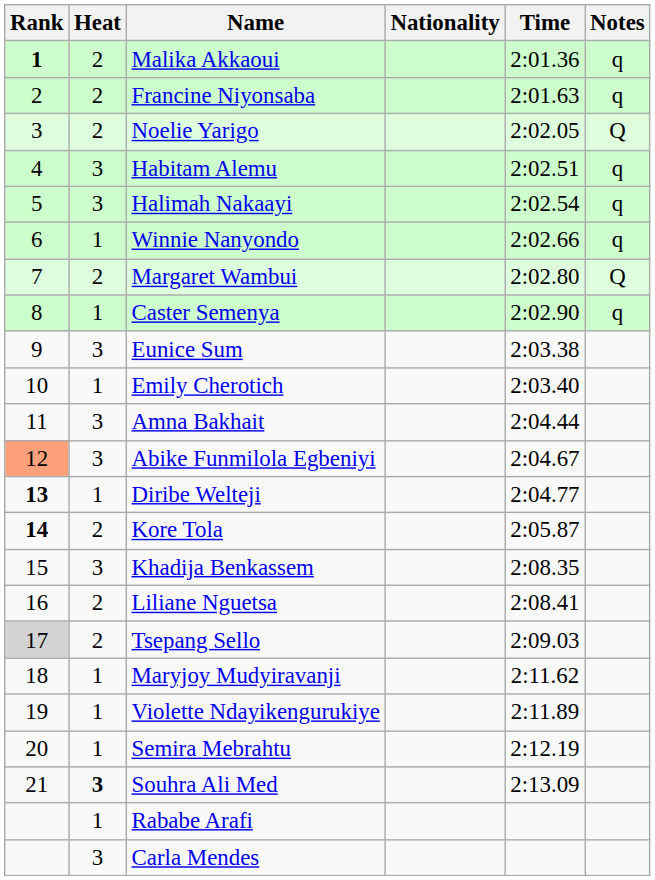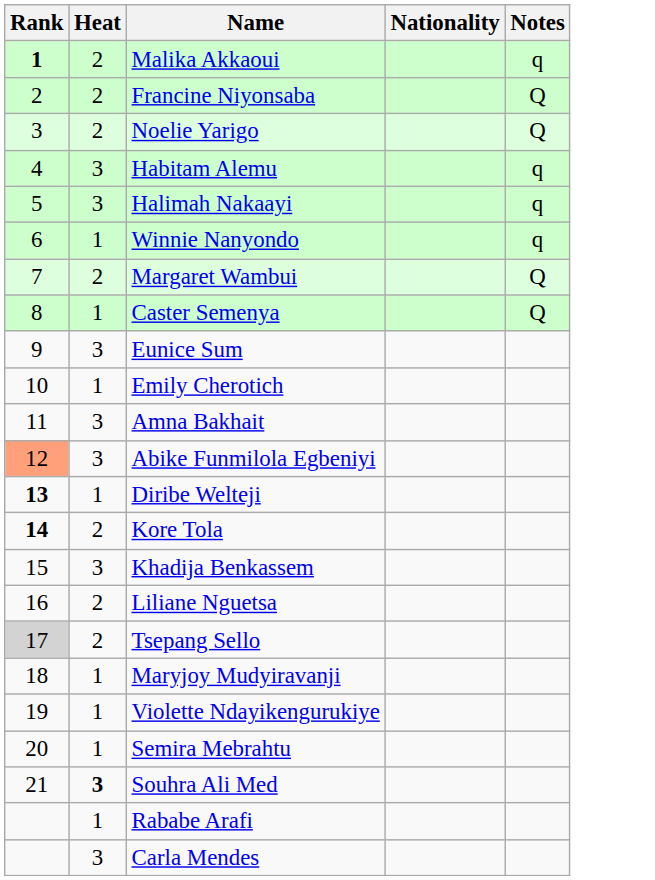- column: (545, 22)
(617, 95) q -> (538, 95) Q
(617, 312) q -> (538, 312) Q
